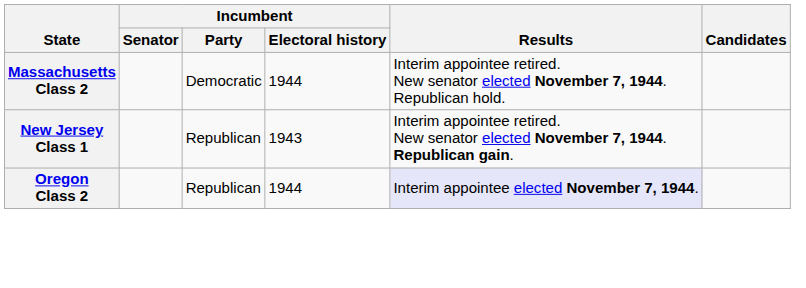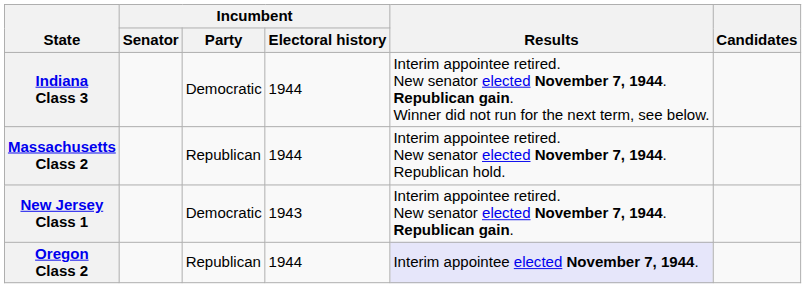+ row: (62, 89)
(224, 81) Democratic -> (223, 155) Republican
(223, 138) Republican -> (224, 213) Democratic
